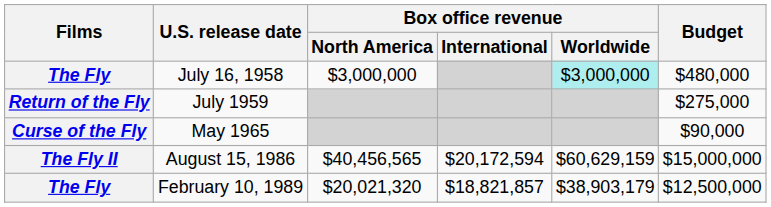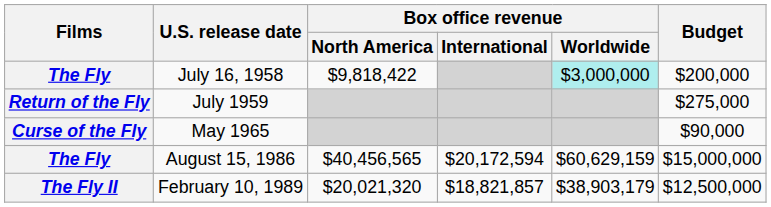(372, 74) $3,000,000 -> (372, 74) $9,818,422
(712, 74) $480,000 -> (712, 74) $200,000
(79, 159) The Fly II -> (79, 159) The Fly
(79, 187) The Fly -> (79, 187) The Fly II
